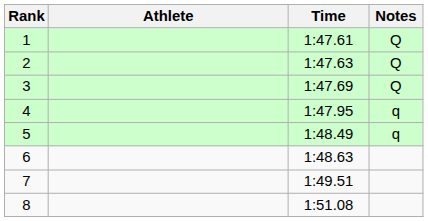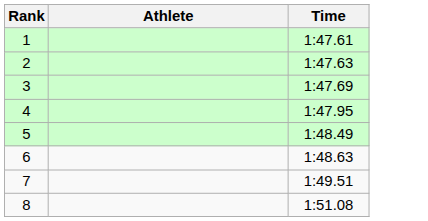- column: (396, 16)
